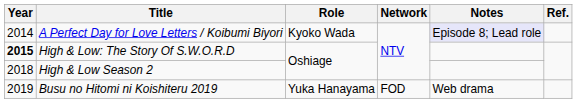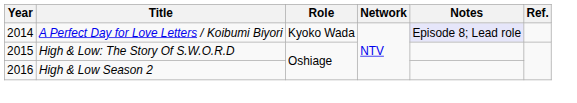(20, 51) bold -> (20, 51) normal
(20, 70) 2018 -> (20, 70) 2016
- row: (128, 88)
